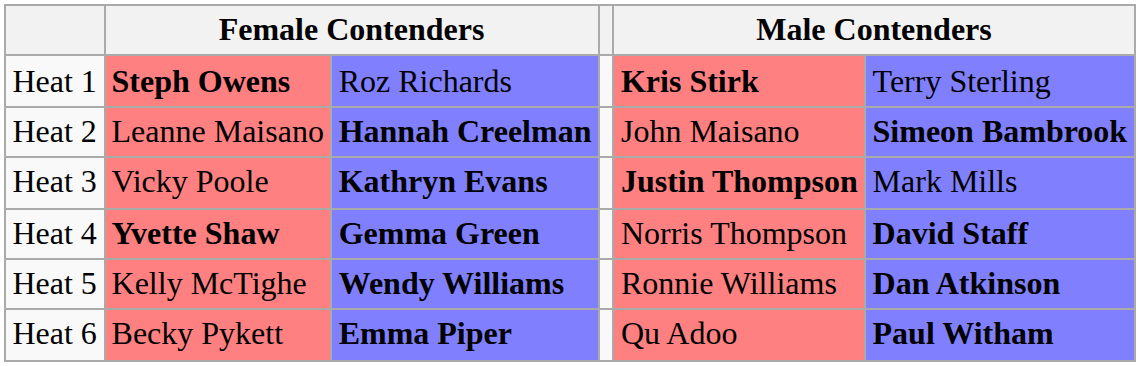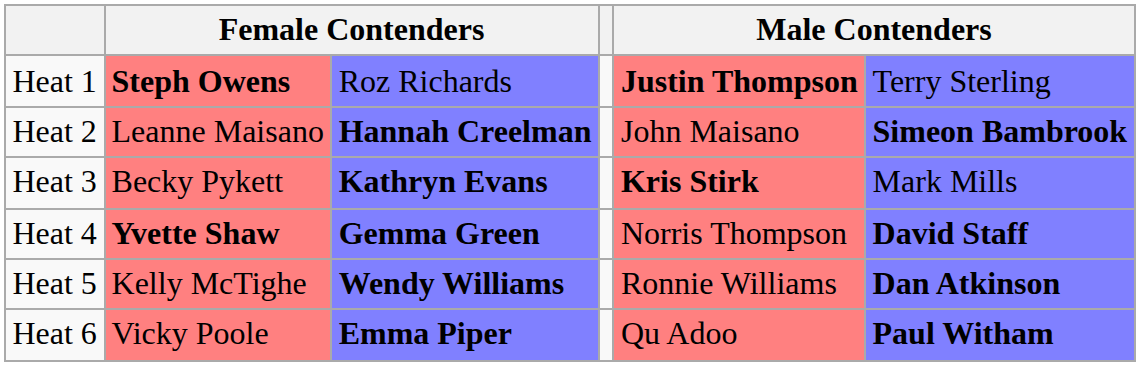(690, 80) Kris Stirk -> (739, 80) Justin Thompson
(190, 182) Vicky Poole -> (197, 182) Becky Pykett
(739, 182) Justin Thompson -> (690, 182) Kris Stirk
(197, 334) Becky Pykett -> (190, 334) Vicky Poole
